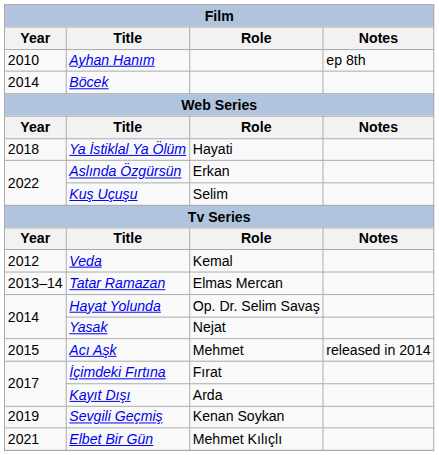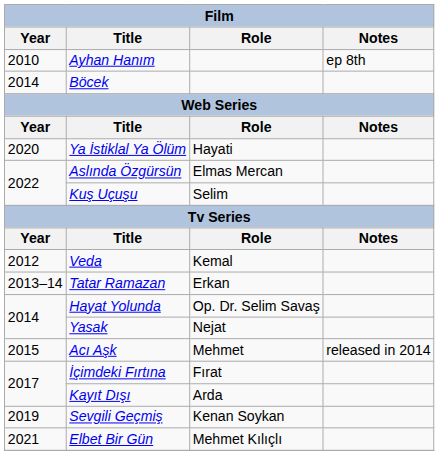(23, 150) 2018 -> (23, 150) 2020
(211, 172) Erkan -> (238, 172) Elmas Mercan
(238, 284) Elmas Mercan -> (211, 284) Erkan
